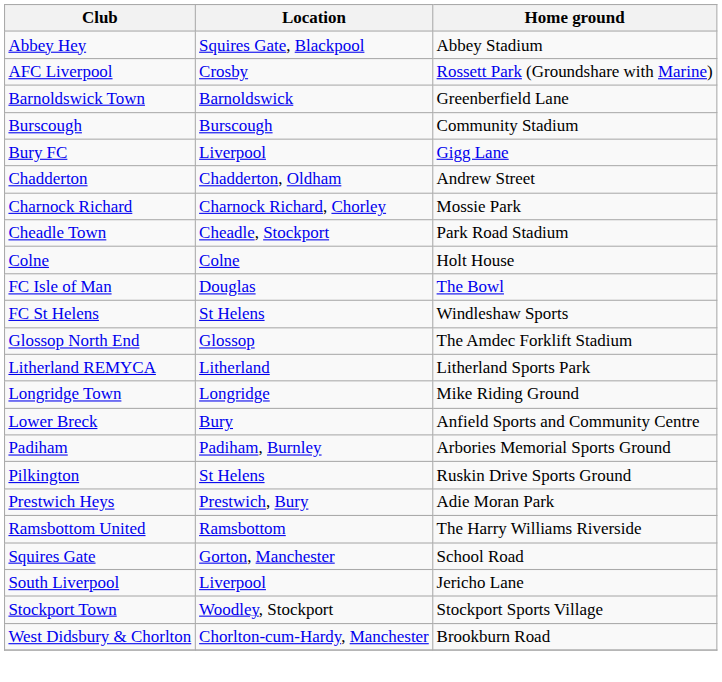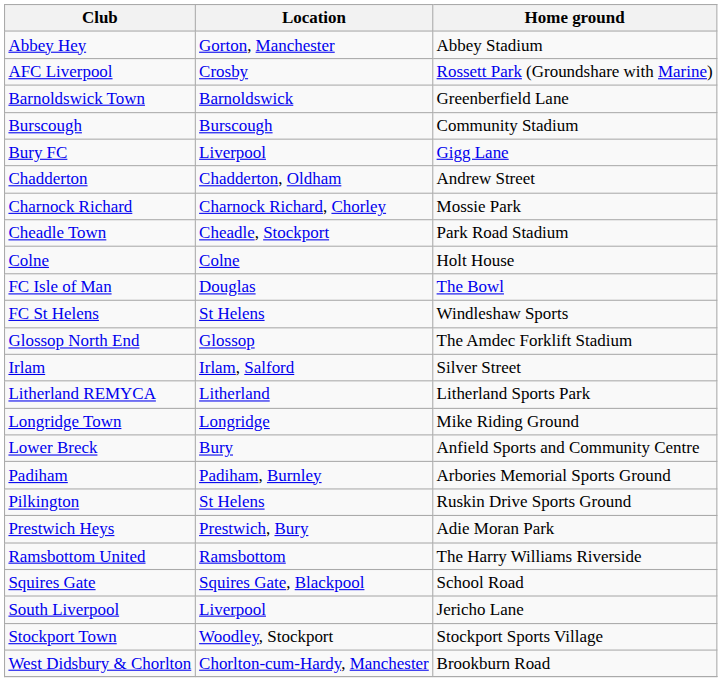(282, 44) Squires Gate, Blackpool -> (267, 44) Gorton, Manchester
+ row: (27, 367)
(267, 555) Gorton, Manchester -> (282, 582) Squires Gate, Blackpool
